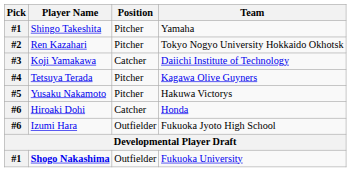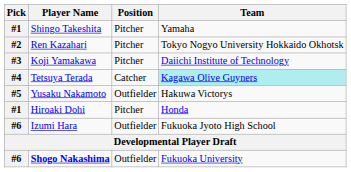(130, 61) Catcher -> (129, 61) Pitcher
(129, 77) Pitcher -> (130, 77) Catcher
(209, 77) no background -> (209, 77) paleturquoise background
(129, 93) Pitcher -> (135, 93) Outfielder
(16, 110) #6 -> (16, 110) #1
(130, 110) Catcher -> (129, 110) Pitcher
(16, 158) #1 -> (16, 158) #6
